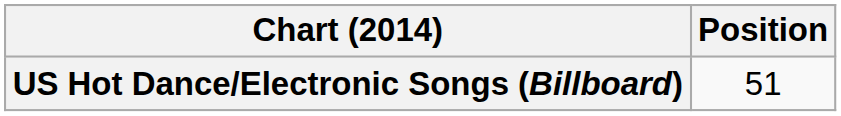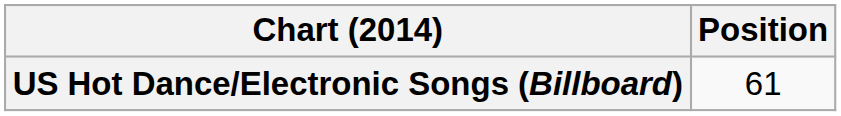(763, 82) 51 -> (763, 82) 61
